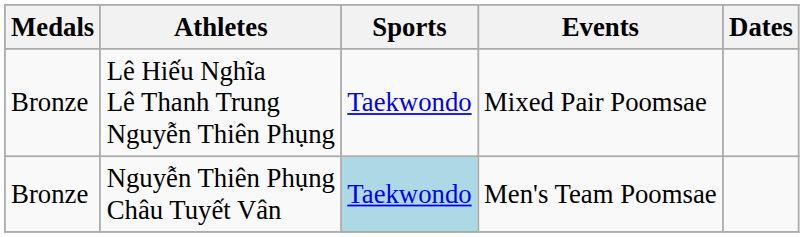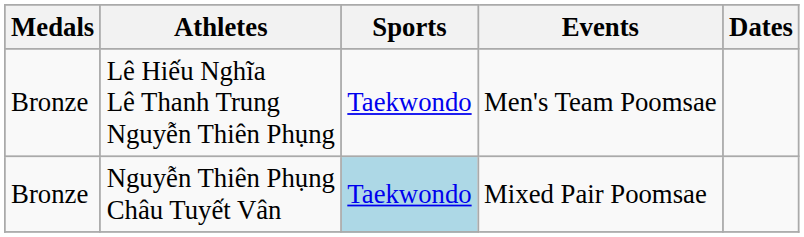(595, 102) Mixed Pair Poomsae -> (600, 102) Men's Team Poomsae
(600, 194) Men's Team Poomsae -> (595, 194) Mixed Pair Poomsae
